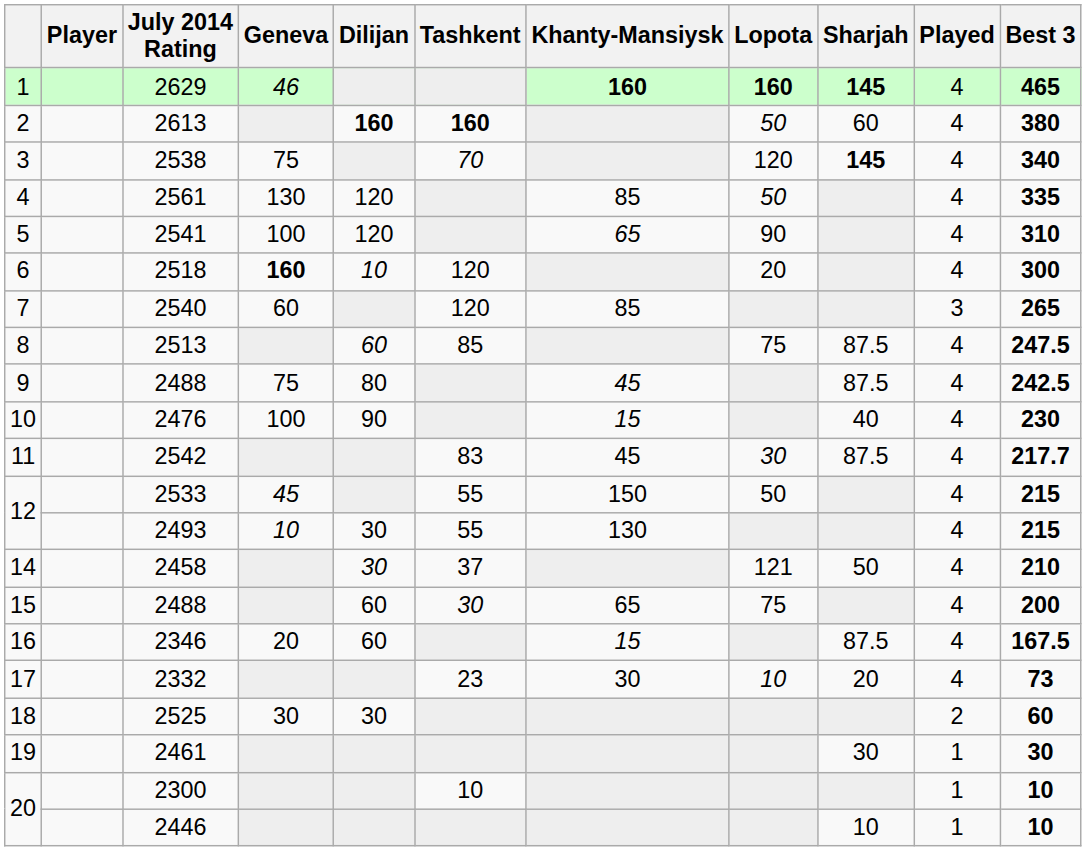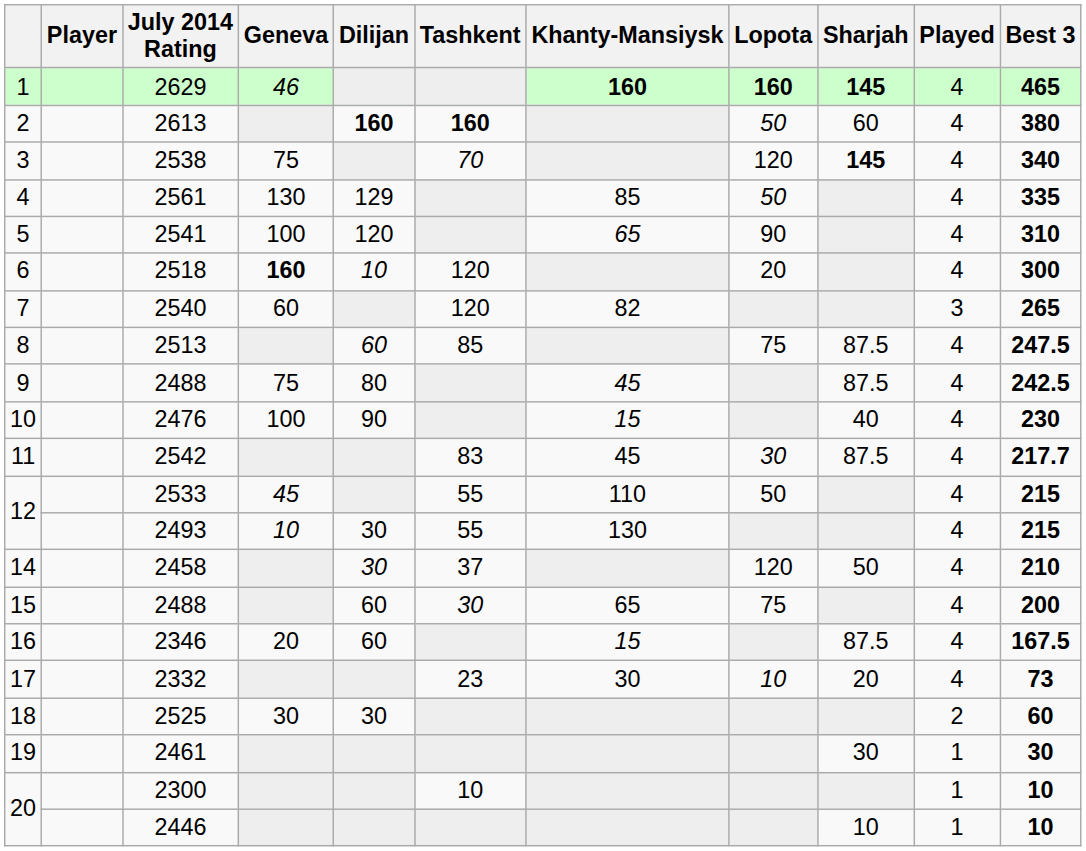(374, 197) 120 -> (374, 197) 129
(627, 308) 85 -> (627, 308) 82
(627, 493) 150 -> (627, 493) 110
(773, 567) 121 -> (773, 567) 120
